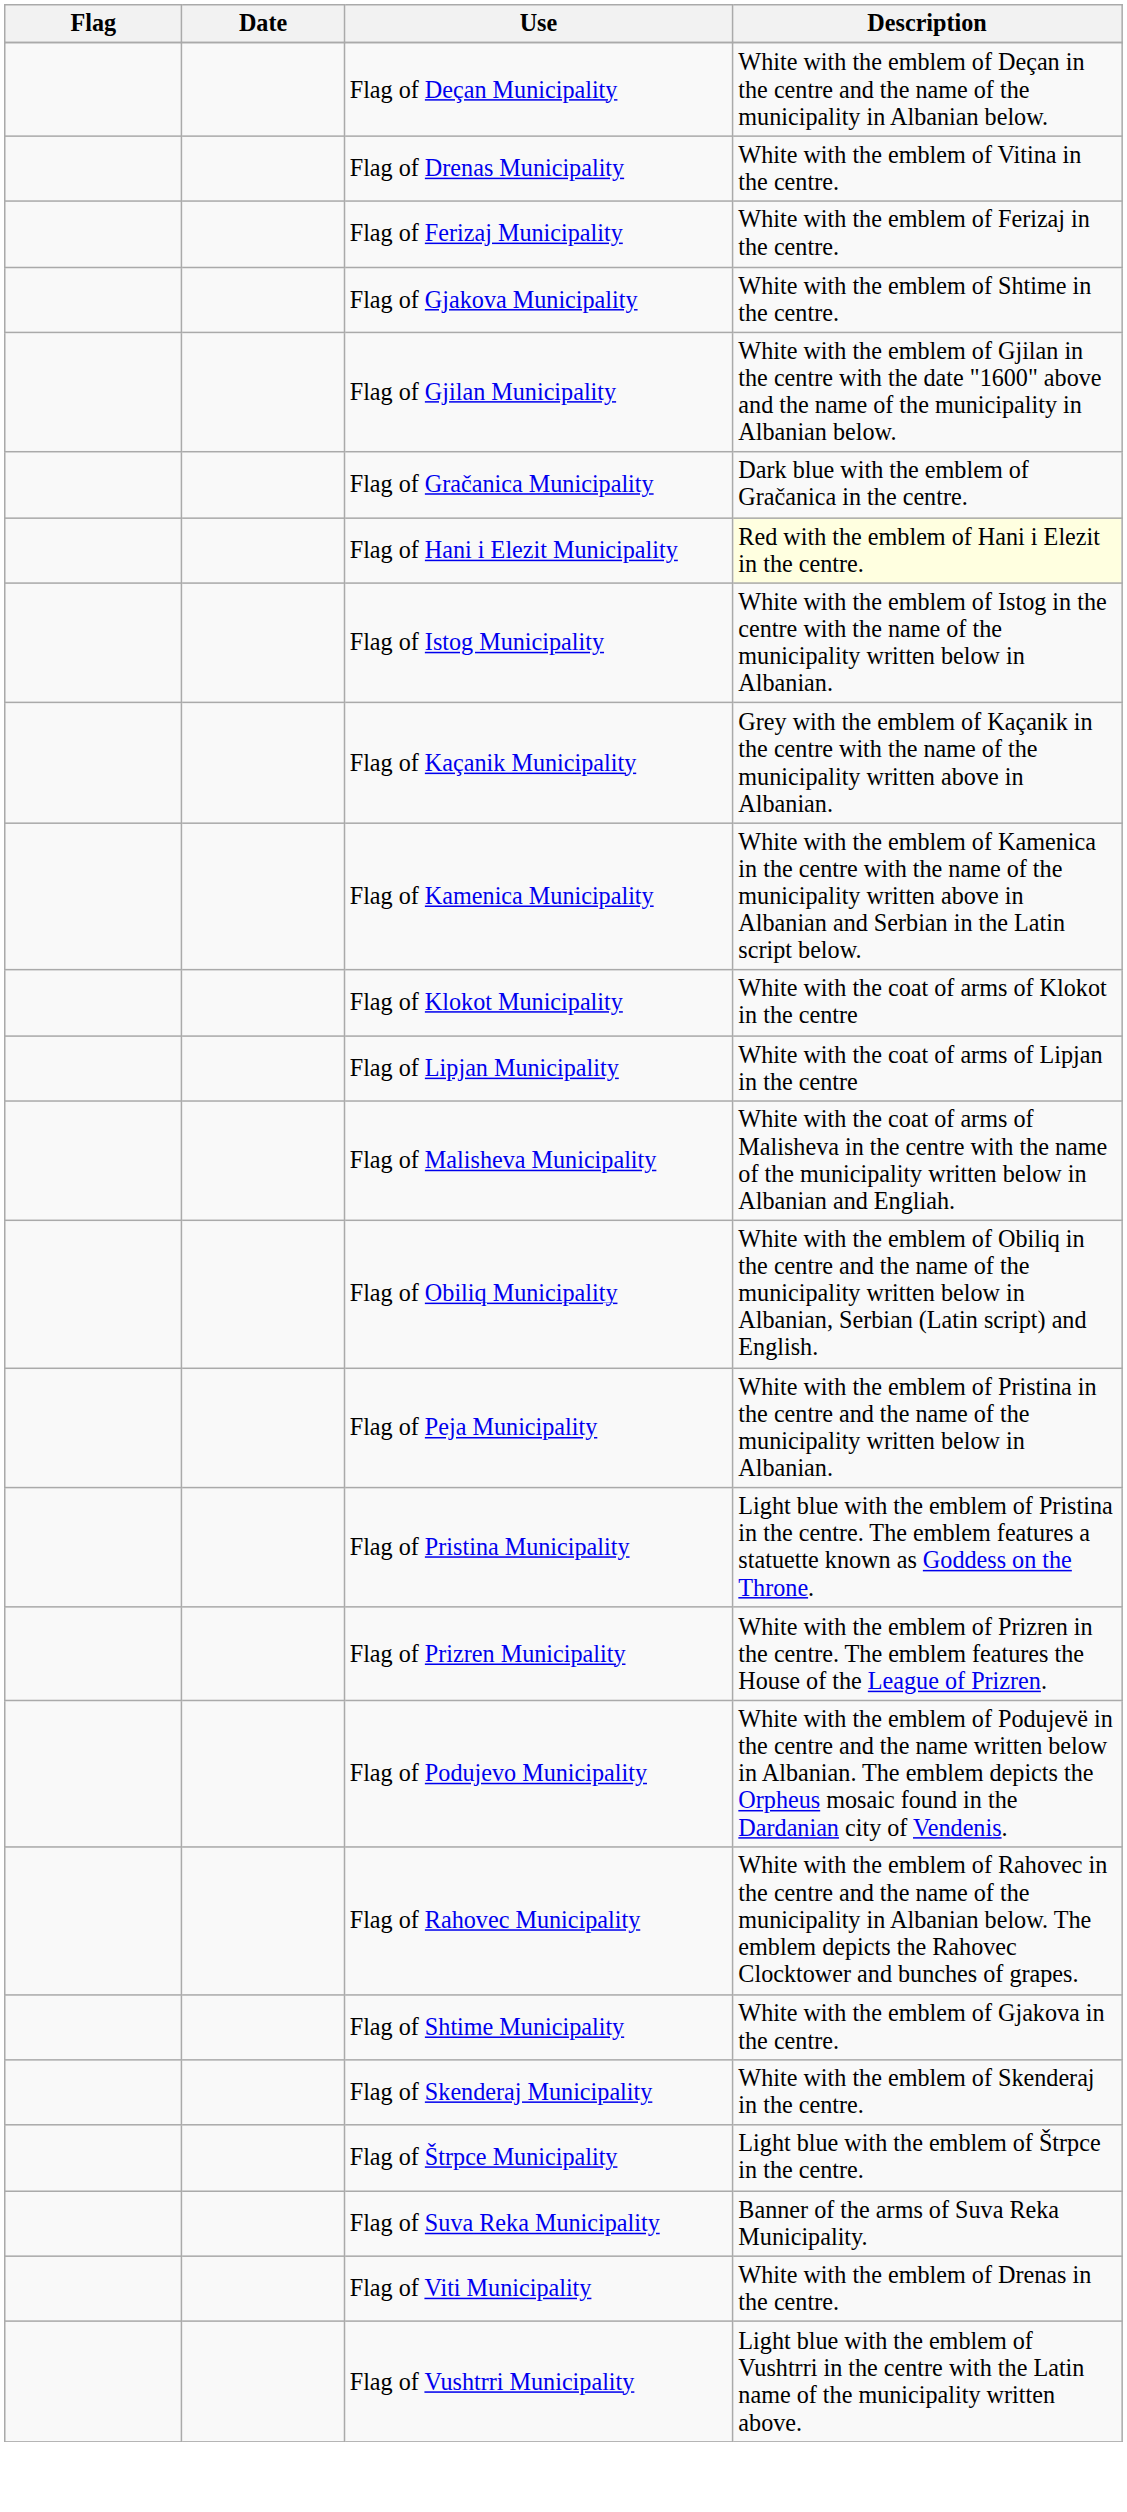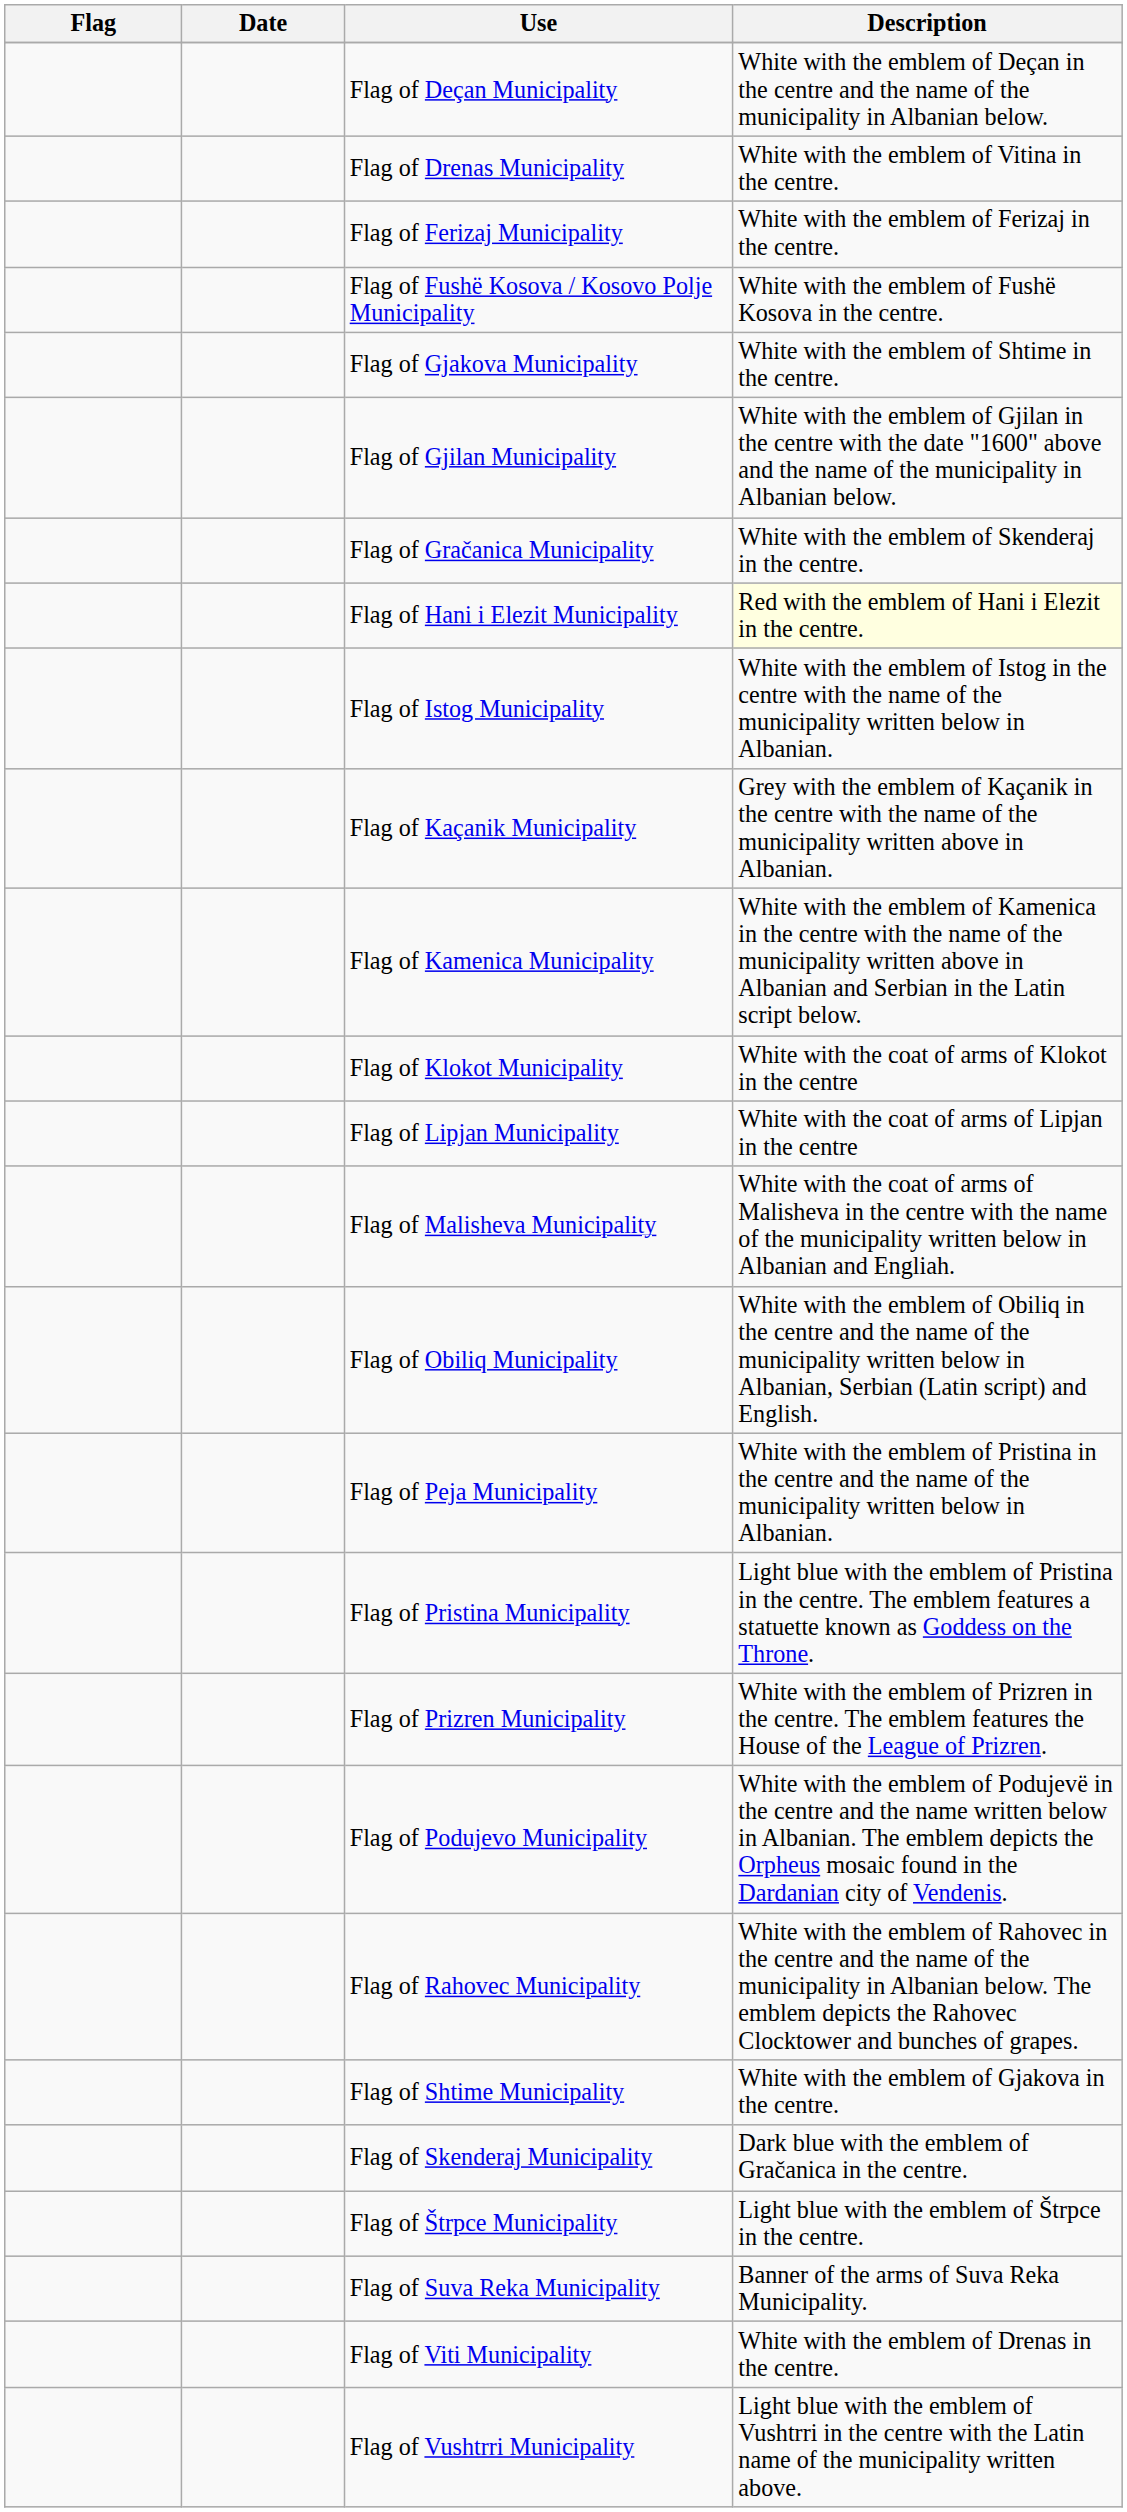+ row: (531, 299)
(884, 484) Dark blue with the emblem of Gračanica in the centre. -> (916, 550) White with the emblem of Skenderaj in the centre.
(916, 2092) White with the emblem of Skenderaj in the centre. -> (884, 2157) Dark blue with the emblem of Gračanica in the centre.
